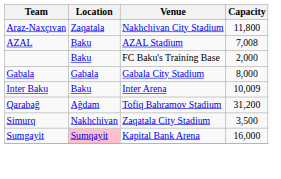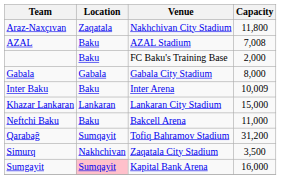+ row: (40, 105)
+ row: (33, 120)
(85, 105) Ağdam -> (97, 136) Sumqayit
